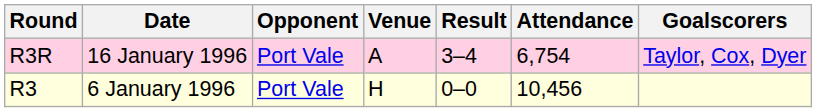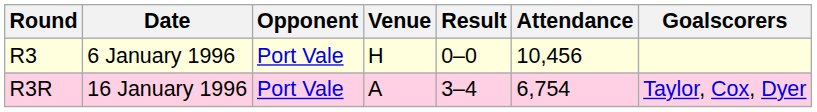rows swapped: (23, 89) <-> (31, 55)
